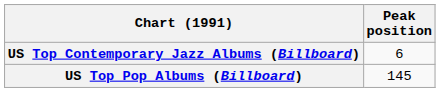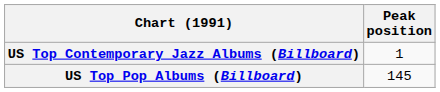(399, 54) 6 -> (399, 54) 1
